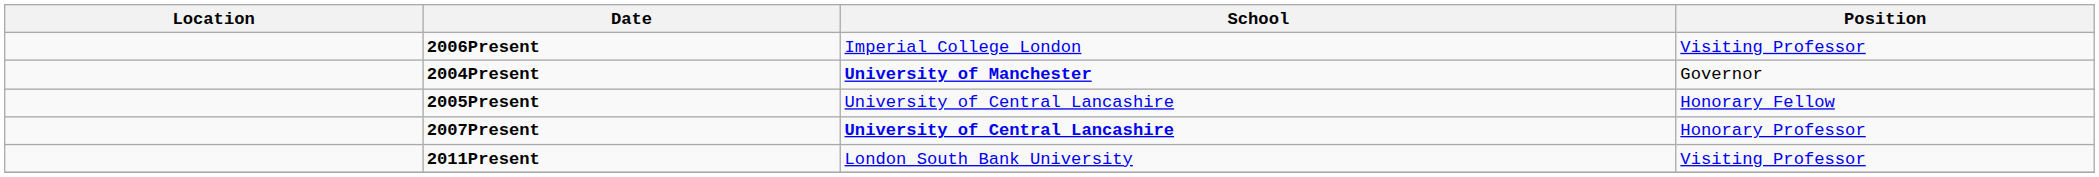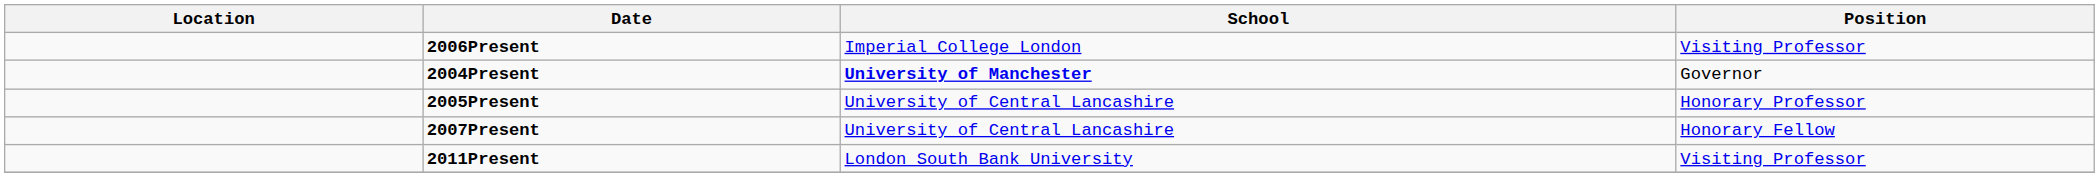(1758, 103) Honorary Fellow -> (1773, 103) Honorary Professor
(1009, 131) bold -> (1009, 131) normal
(1773, 131) Honorary Professor -> (1758, 131) Honorary Fellow
